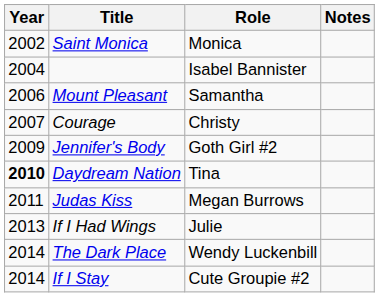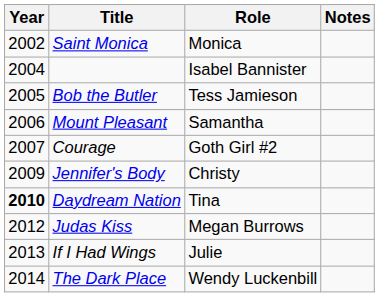+ row: (105, 95)
(214, 122) Christy -> (233, 148) Goth Girl #2
(233, 148) Goth Girl #2 -> (214, 174) Christy
(26, 200) 2011 -> (27, 226) 2012
- row: (81, 278)
